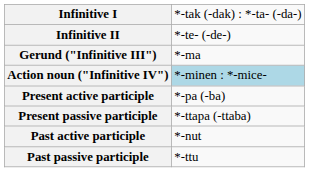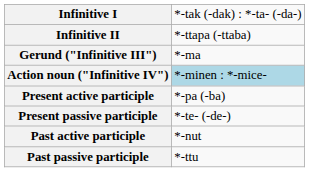(203, 34) *-te- (-de-) -> (213, 34) *-ttapa (-ttaba)
(213, 116) *-ttapa (-ttaba) -> (203, 116) *-te- (-de-)
